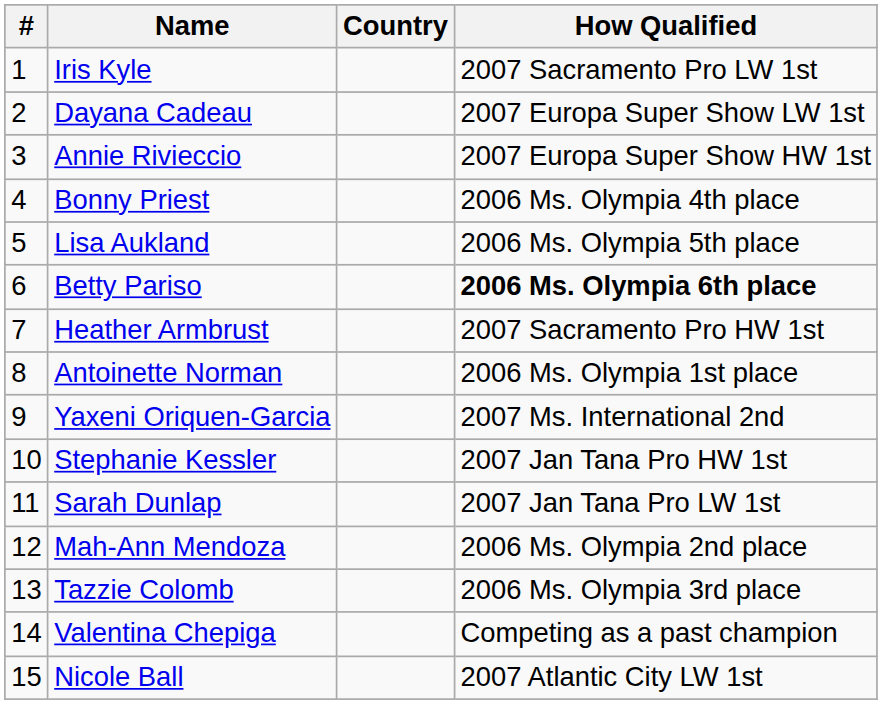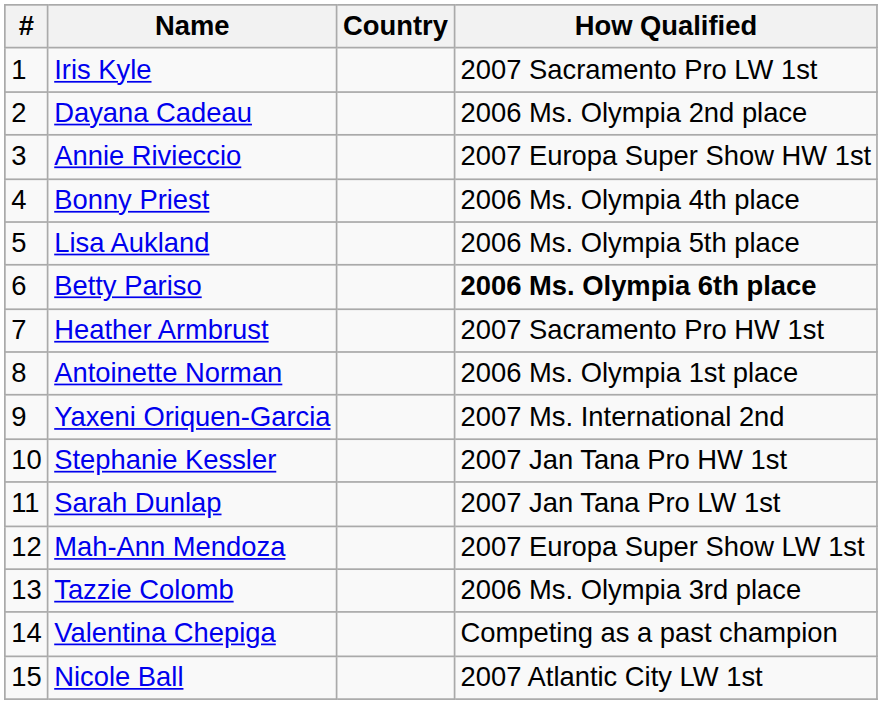(663, 112) 2007 Europa Super Show LW 1st -> (634, 112) 2006 Ms. Olympia 2nd place
(634, 546) 2006 Ms. Olympia 2nd place -> (663, 546) 2007 Europa Super Show LW 1st
